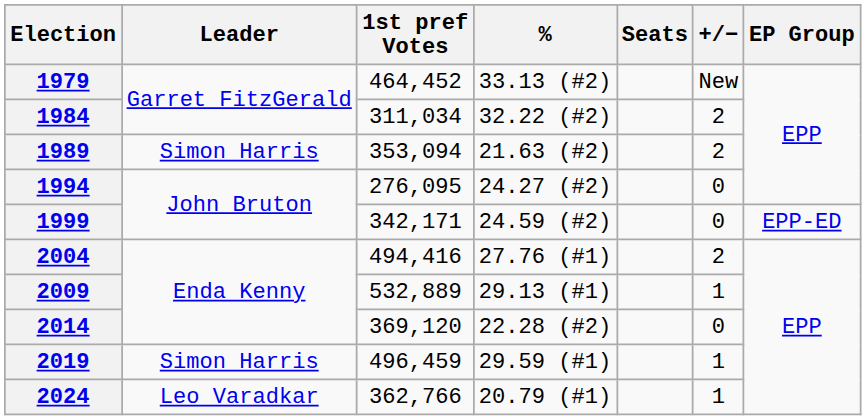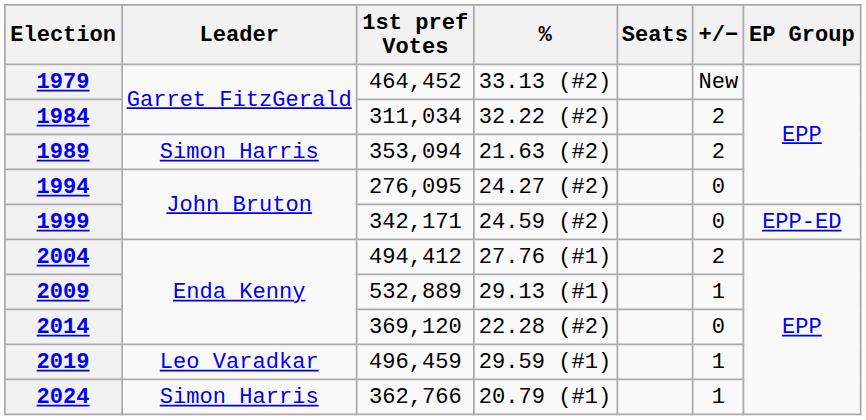(415, 257) 494,416 -> (415, 257) 494,412
(239, 362) Simon Harris -> (239, 362) Leo Varadkar
(239, 397) Leo Varadkar -> (239, 397) Simon Harris
